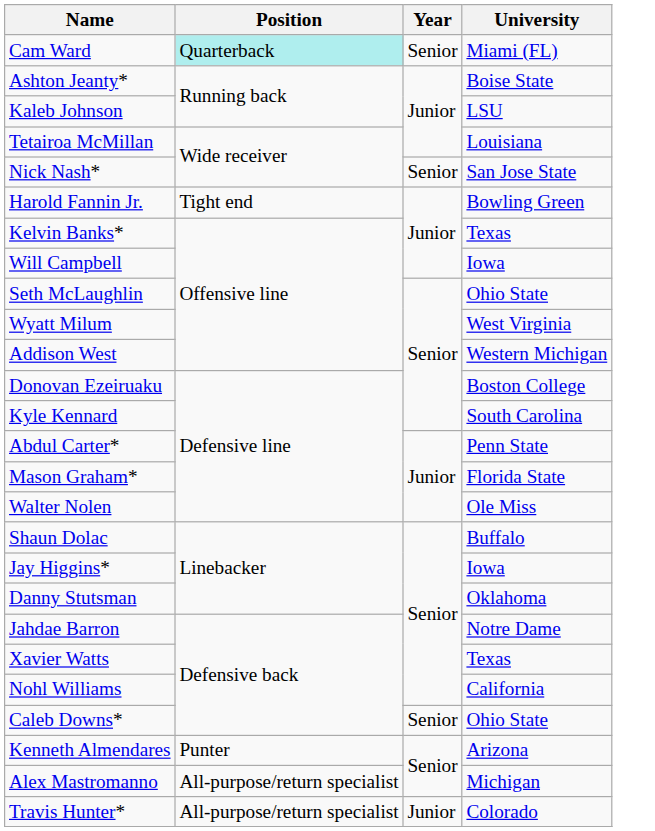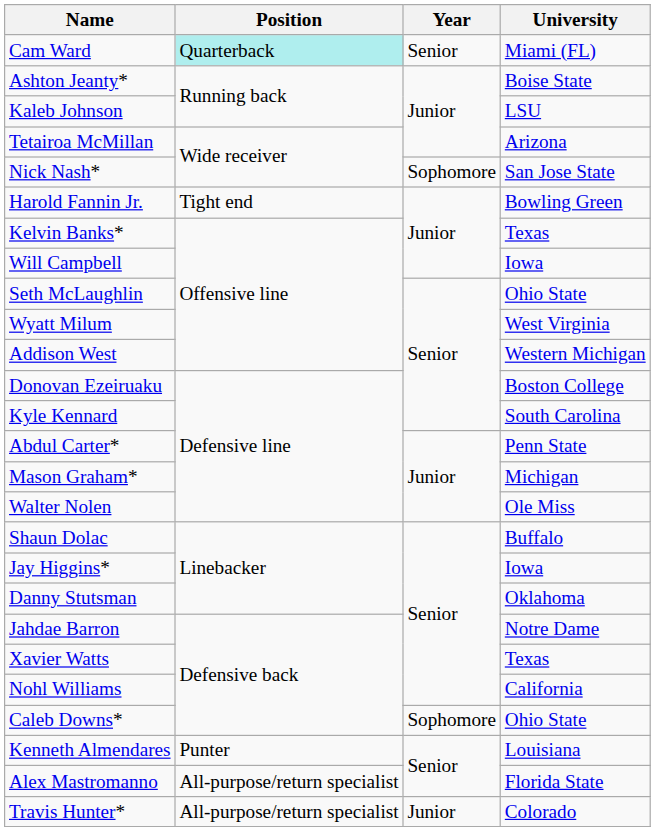(504, 141) Louisiana -> (536, 141) Arizona
(432, 171) Senior -> (452, 171) Sophomore
(516, 476) Florida State -> (542, 476) Michigan
(432, 720) Senior -> (452, 720) Sophomore
(497, 750) Arizona -> (543, 750) Louisiana
(503, 780) Michigan -> (554, 780) Florida State
